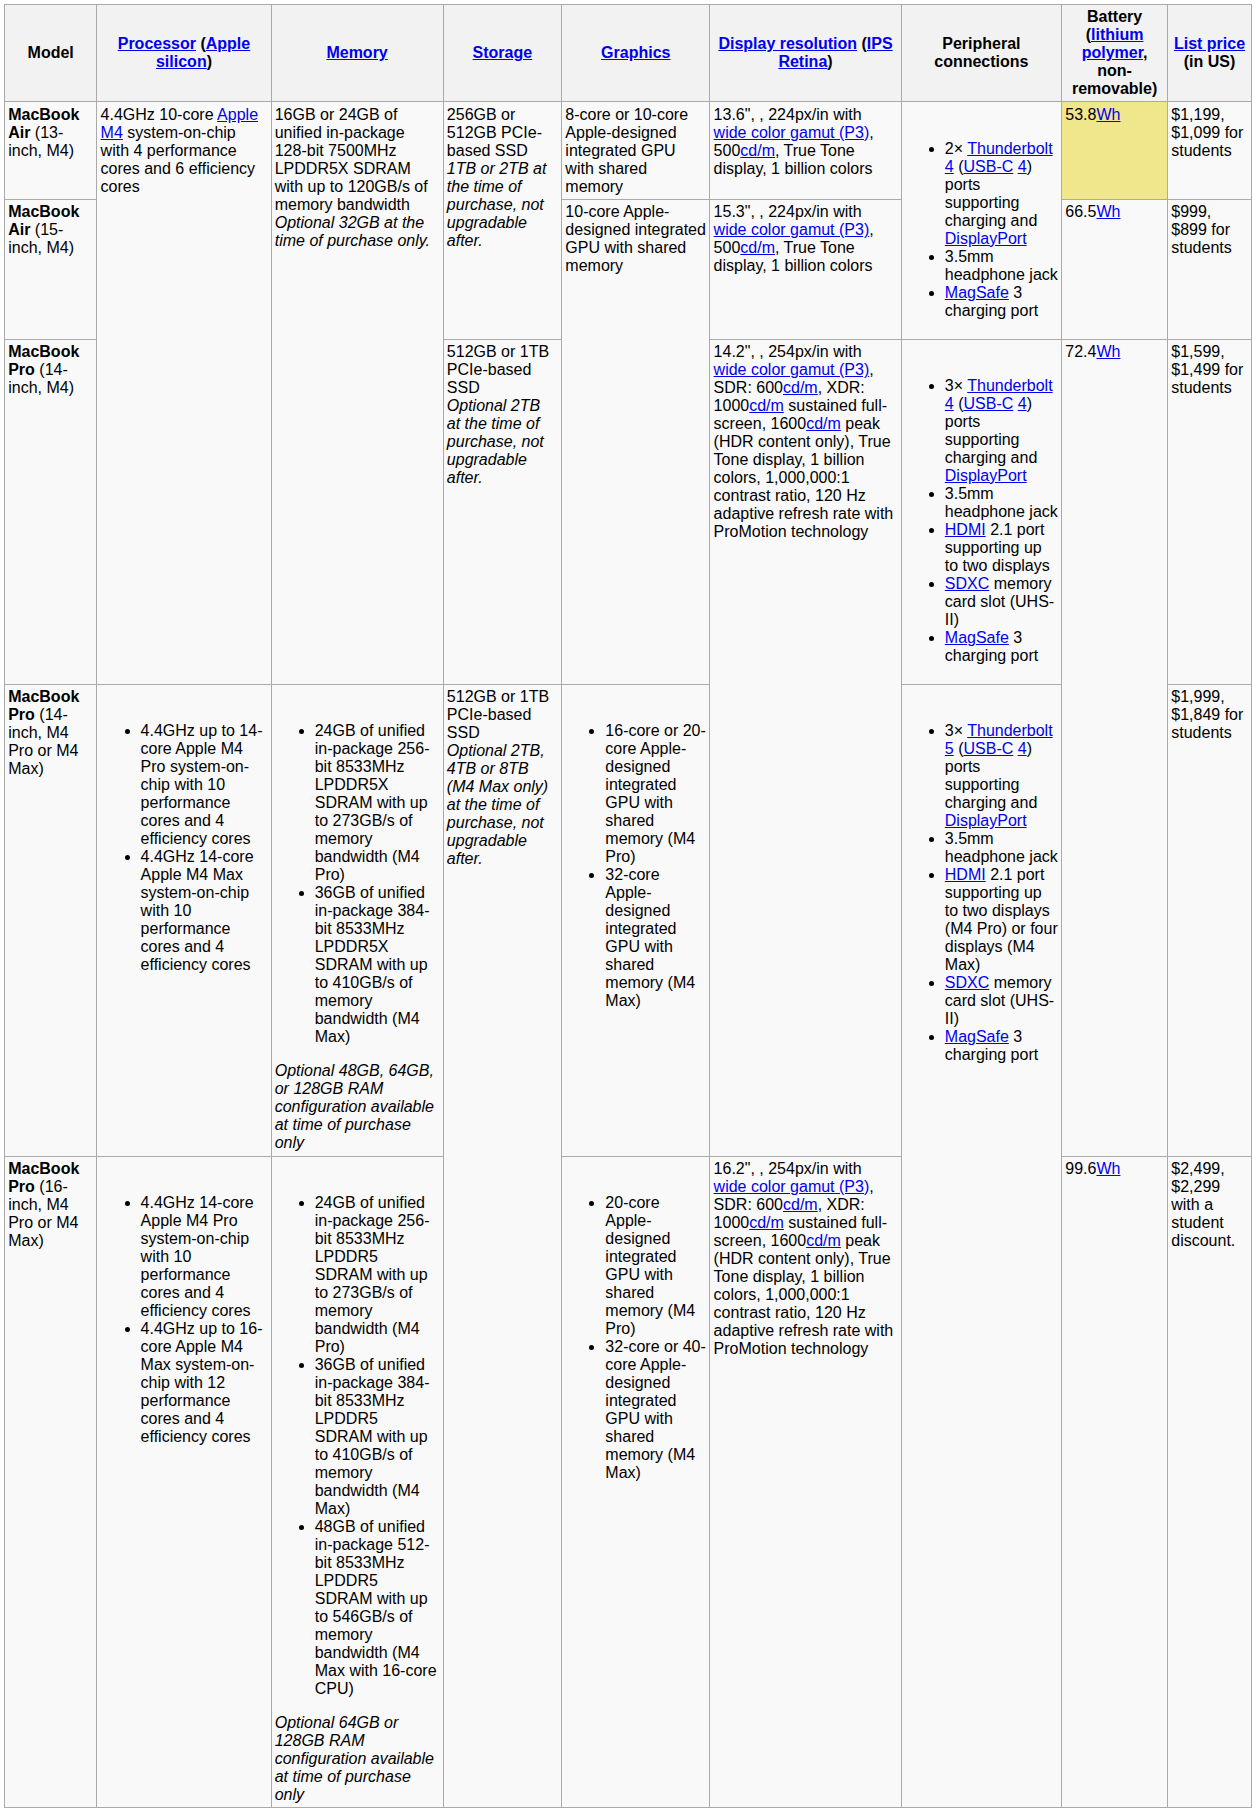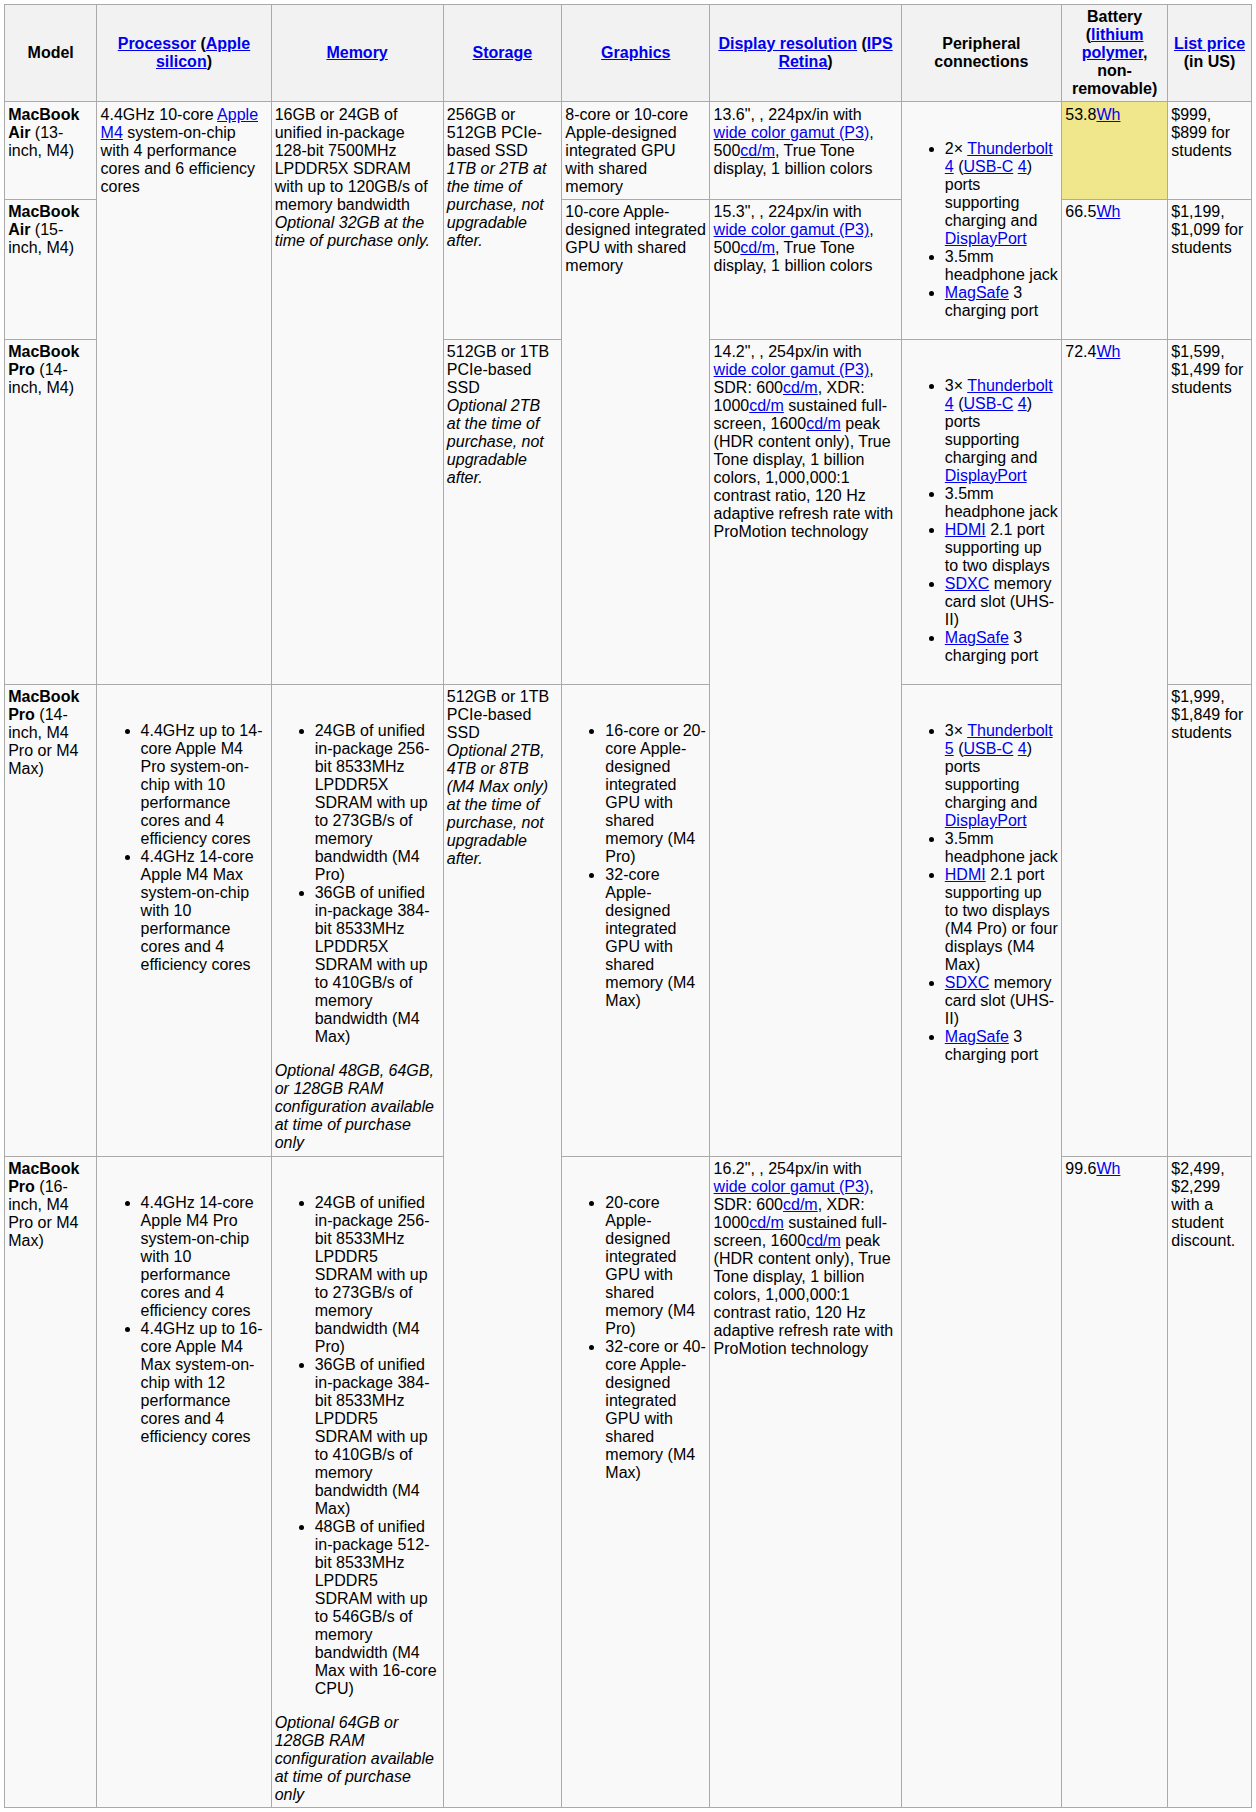(1207, 132) $1,199, $1,099 for students -> (1201, 132) $999, $899 for students
(1201, 229) $999, $899 for students -> (1207, 229) $1,199, $1,099 for students
